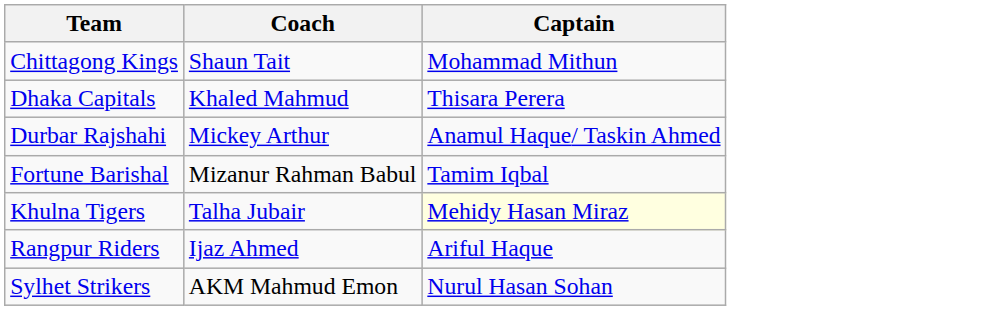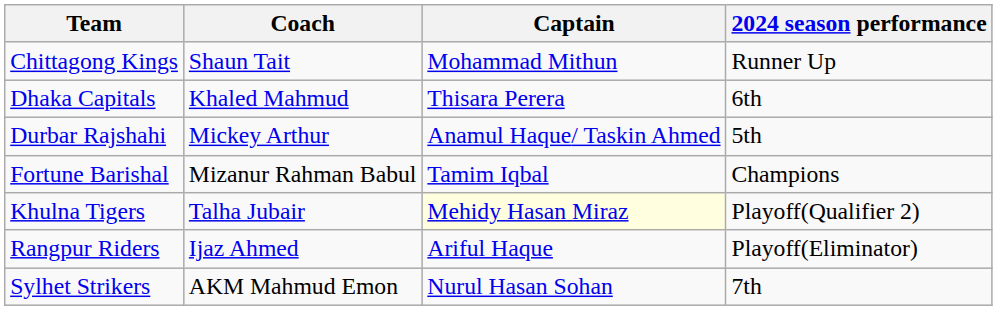+ column: (859, 23)
